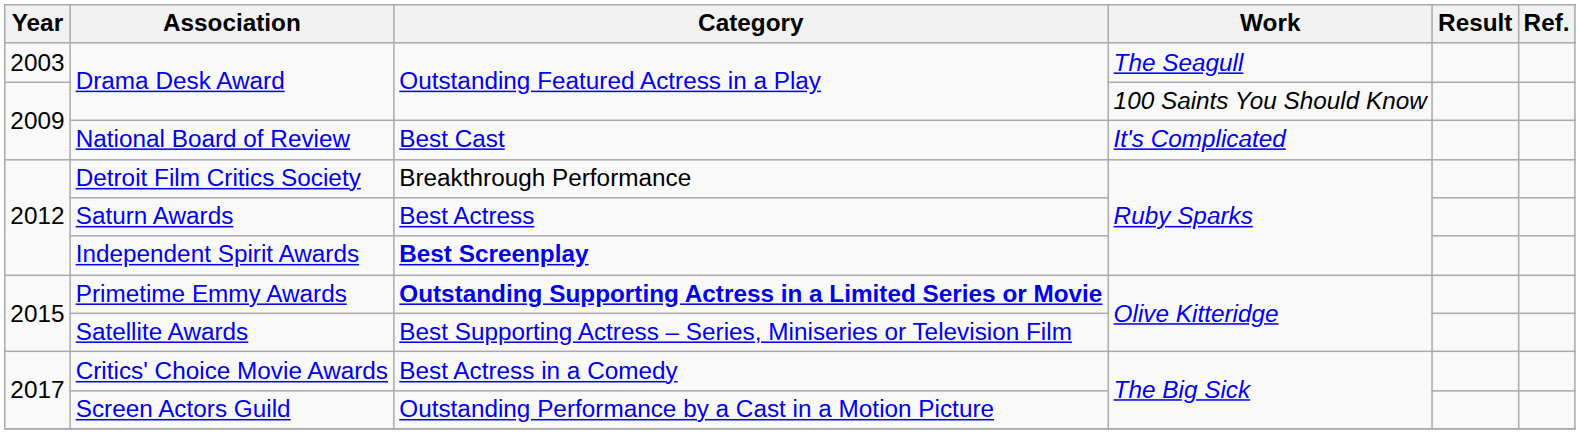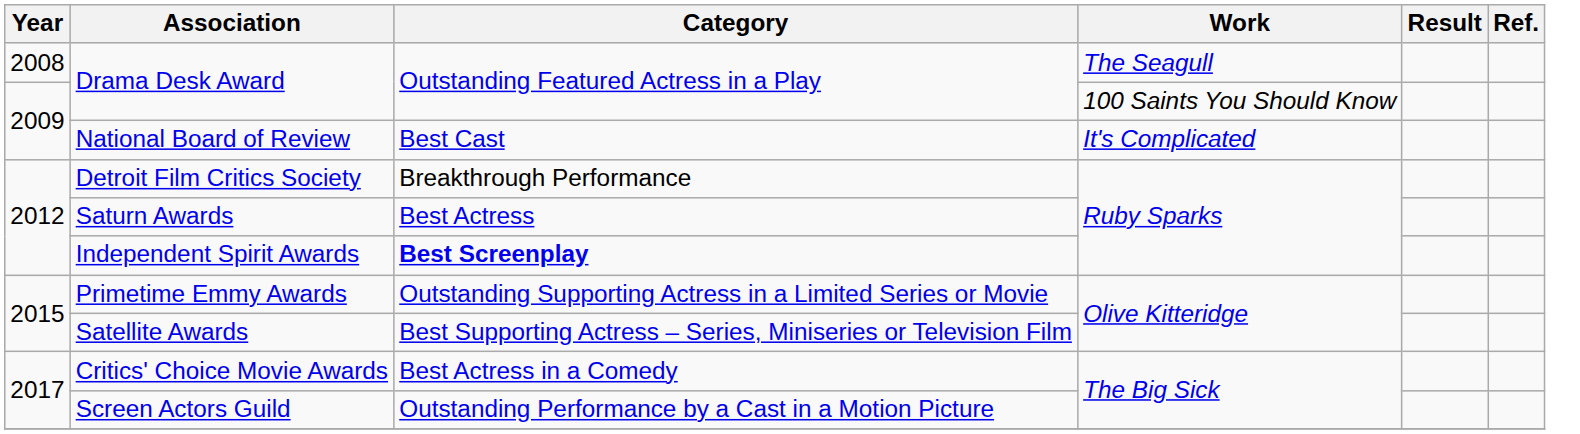(37, 62) 2003 -> (37, 62) 2008
(751, 293) bold -> (724, 293) normal
